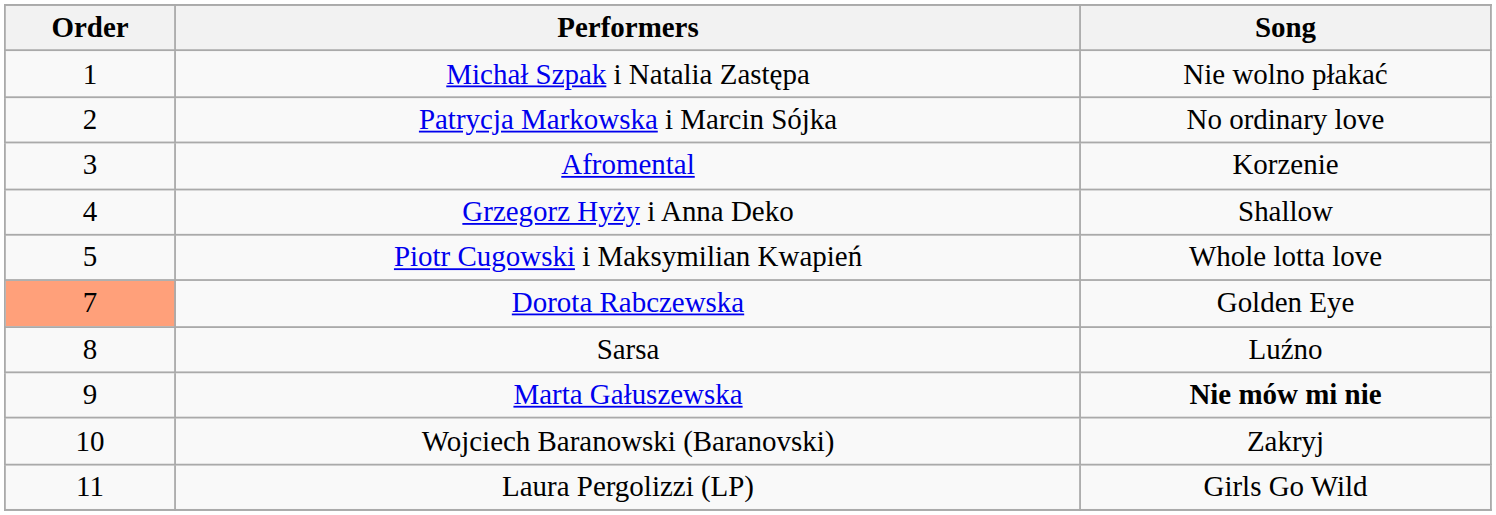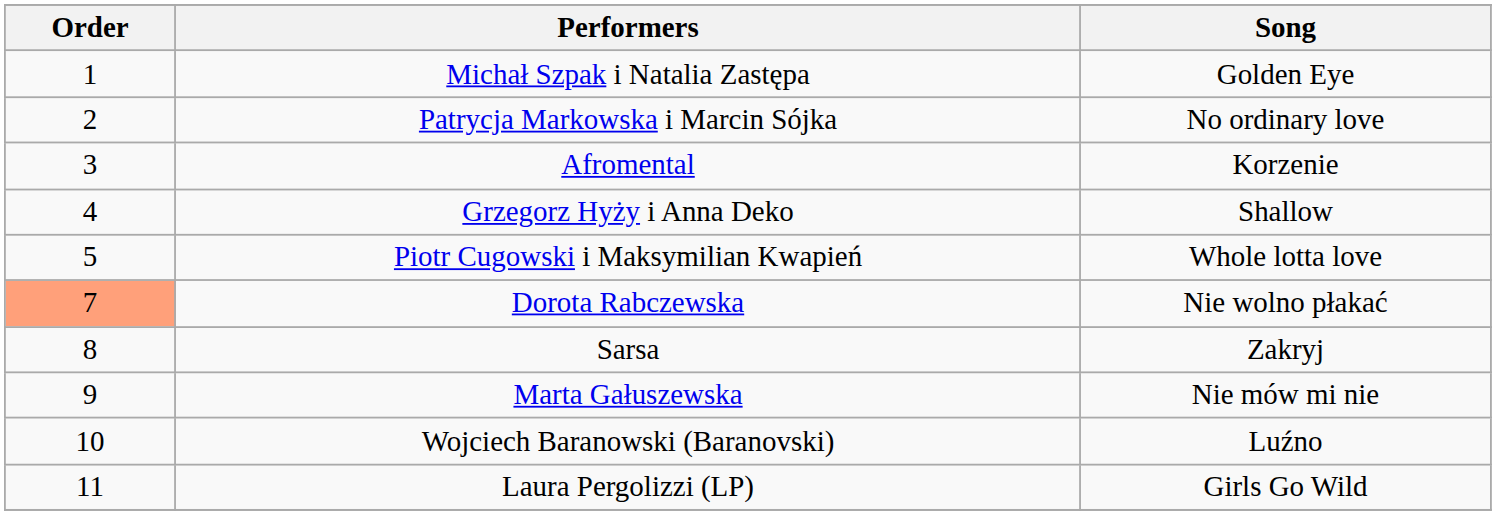(1285, 73) Nie wolno płakać -> (1285, 73) Golden Eye
(1285, 303) Golden Eye -> (1285, 303) Nie wolno płakać
(1286, 348) Luźno -> (1286, 348) Zakryj
(1285, 394) bold -> (1285, 394) normal
(1286, 440) Zakryj -> (1286, 440) Luźno
